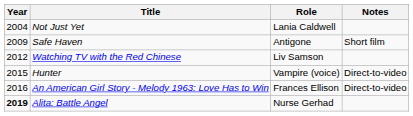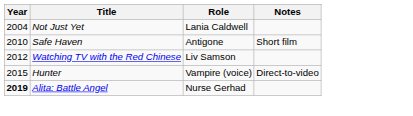(17, 42) 2009 -> (17, 42) 2010
- row: (151, 88)
